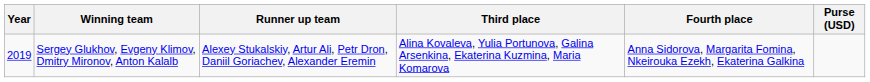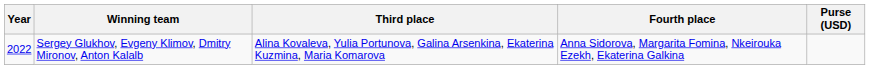- column: (298, 19)
(19, 55) 2019 -> (19, 49) 2022
